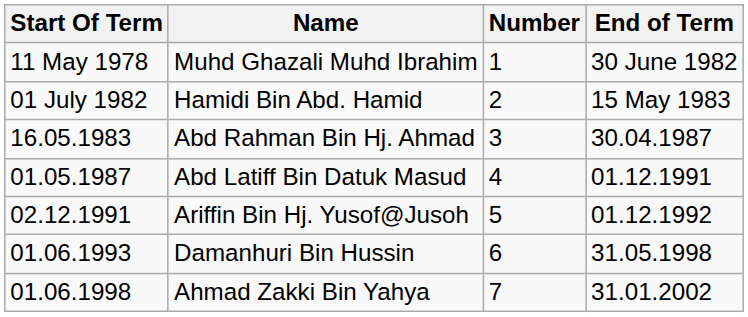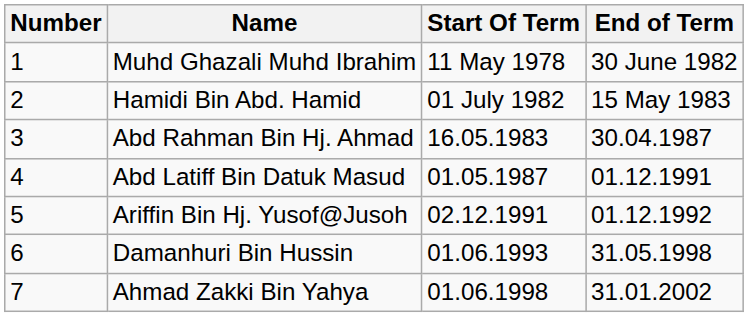columns swapped: (534, 23) <-> (87, 23)
